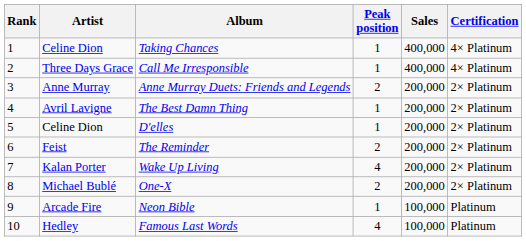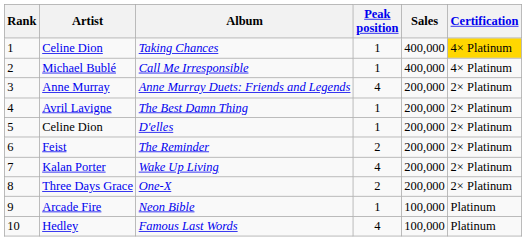(481, 48) no background -> (481, 48) gold background
(88, 68) Three Days Grace -> (79, 68) Michael Bublé
(377, 87) 2 -> (377, 87) 4
(79, 186) Michael Bublé -> (88, 186) Three Days Grace
